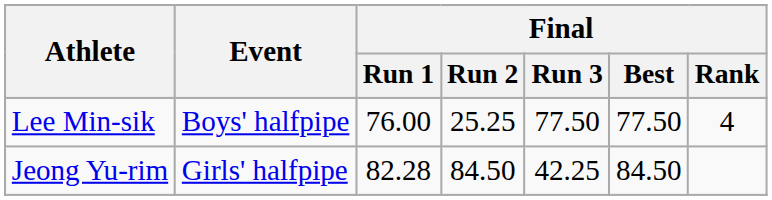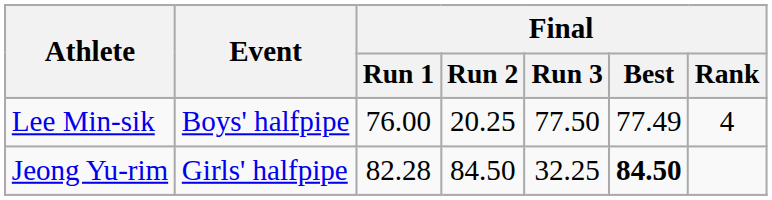(483, 122) 25.25 -> (483, 122) 20.25
(649, 122) 77.50 -> (649, 122) 77.49
(567, 170) 42.25 -> (567, 170) 32.25
(649, 170) normal -> (649, 170) bold
